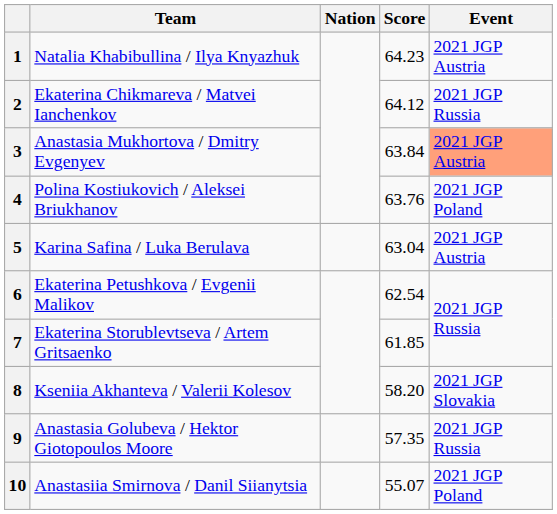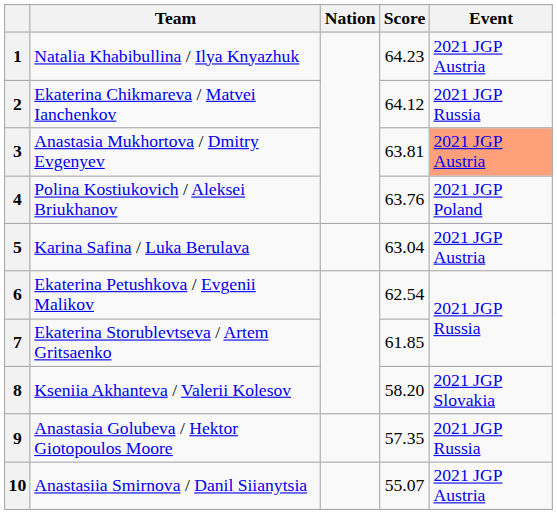(405, 151) 63.84 -> (405, 151) 63.81
(468, 485) 2021 JGP Poland -> (468, 485) 2021 JGP Austria
